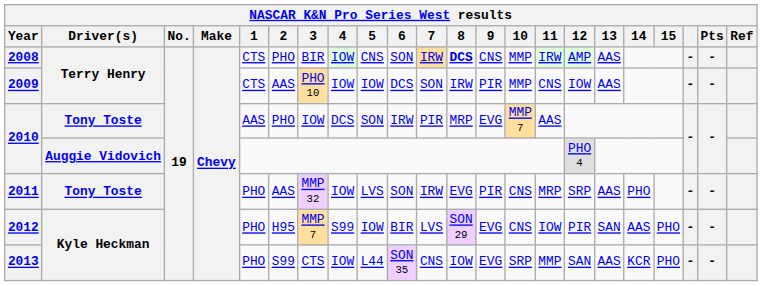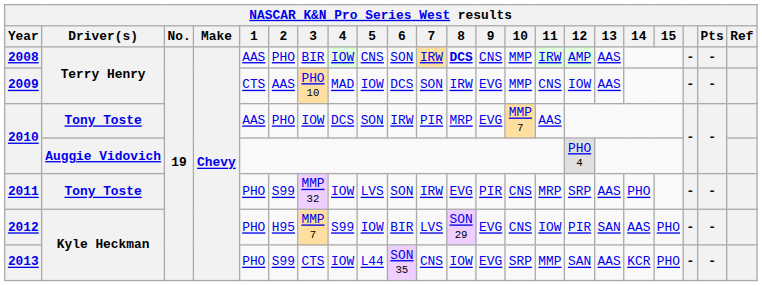(254, 57) CTS -> (254, 57) AAS
(343, 85) IOW -> (343, 85) MAD
(491, 85) PIR -> (491, 85) EVG
(283, 191) AAS -> (283, 191) S99
